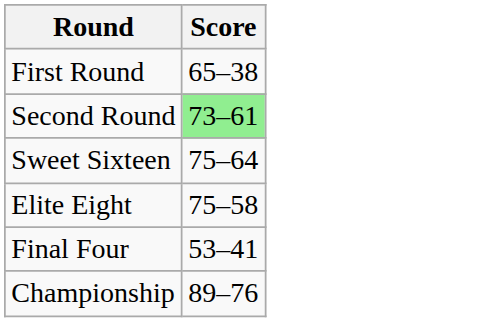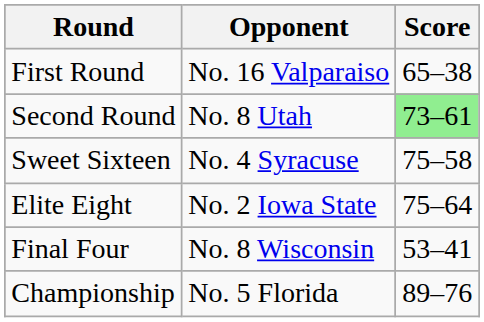+ column: (289, 26)
(223, 159) 75–64 -> (437, 159) 75–58
(223, 204) 75–58 -> (437, 204) 75–64
